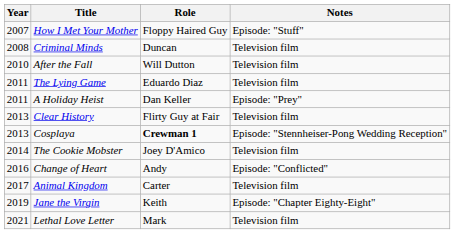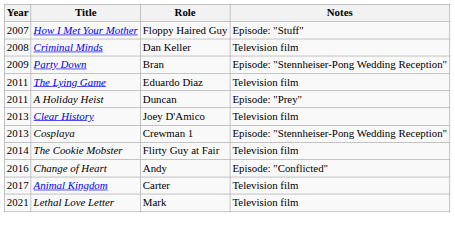(160, 47) Duncan -> (167, 47) Dan Keller
+ row: (60, 64)
- row: (63, 64)
(167, 99) Dan Keller -> (160, 99) Duncan
(181, 116) Flirty Guy at Fair -> (174, 116) Joey D'Amico
(170, 133) bold -> (168, 133) normal
(174, 151) Joey D'Amico -> (181, 151) Flirty Guy at Fair
- row: (67, 202)
